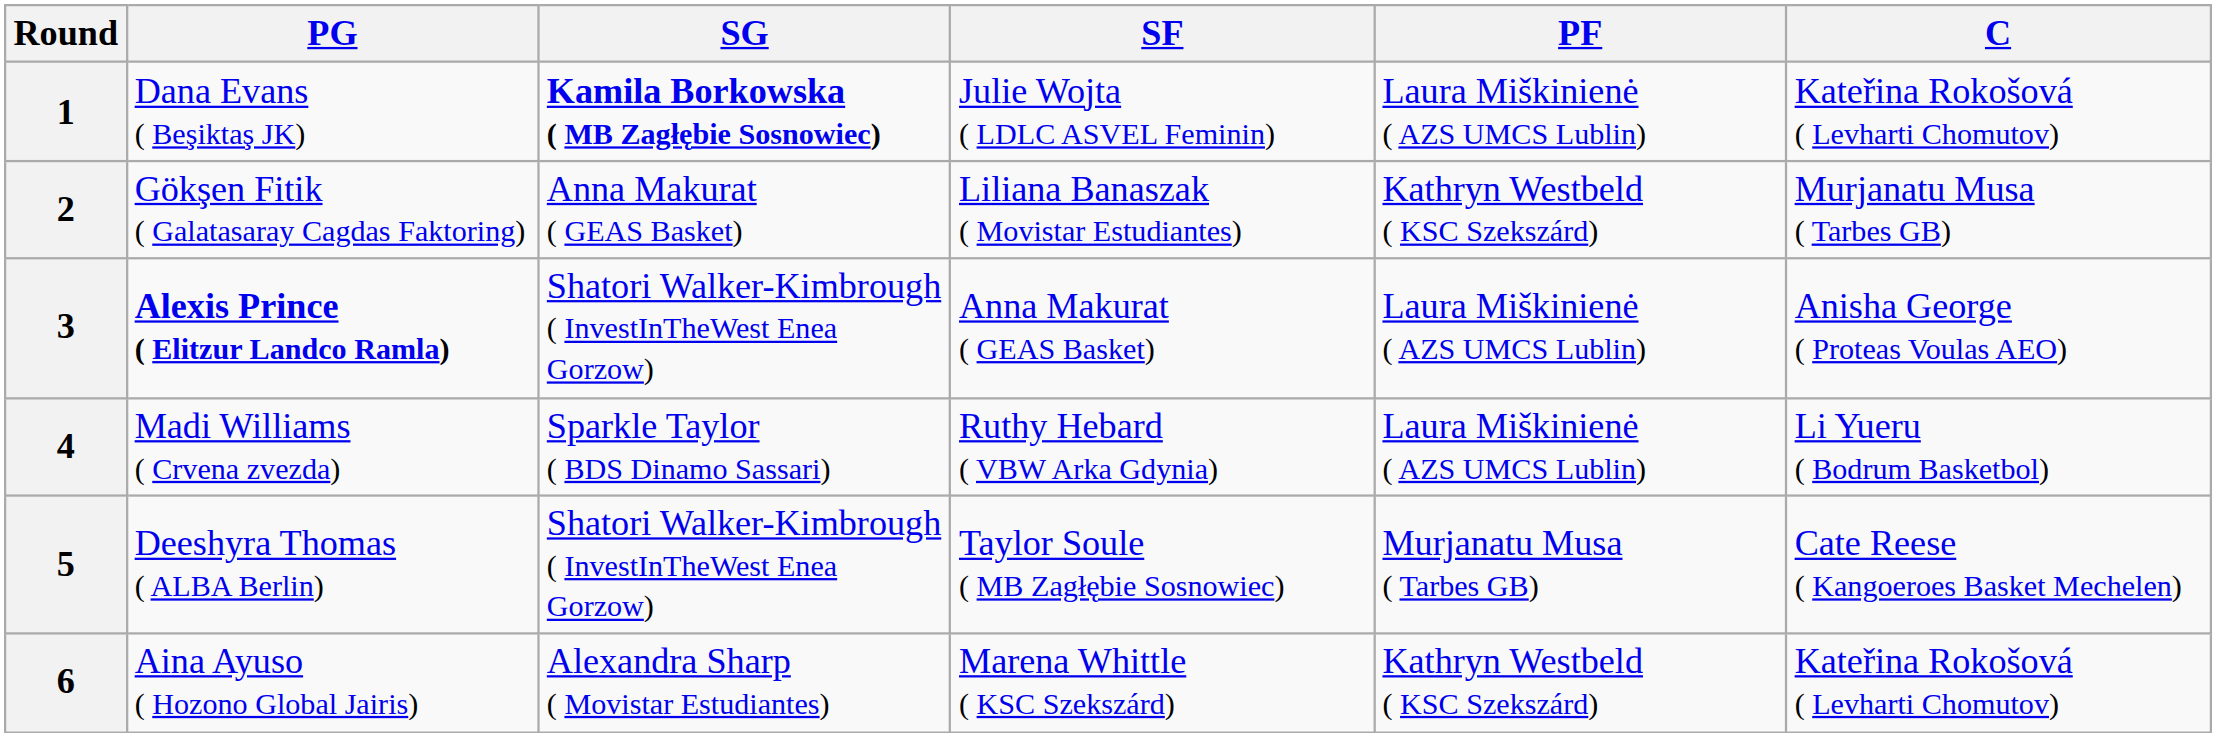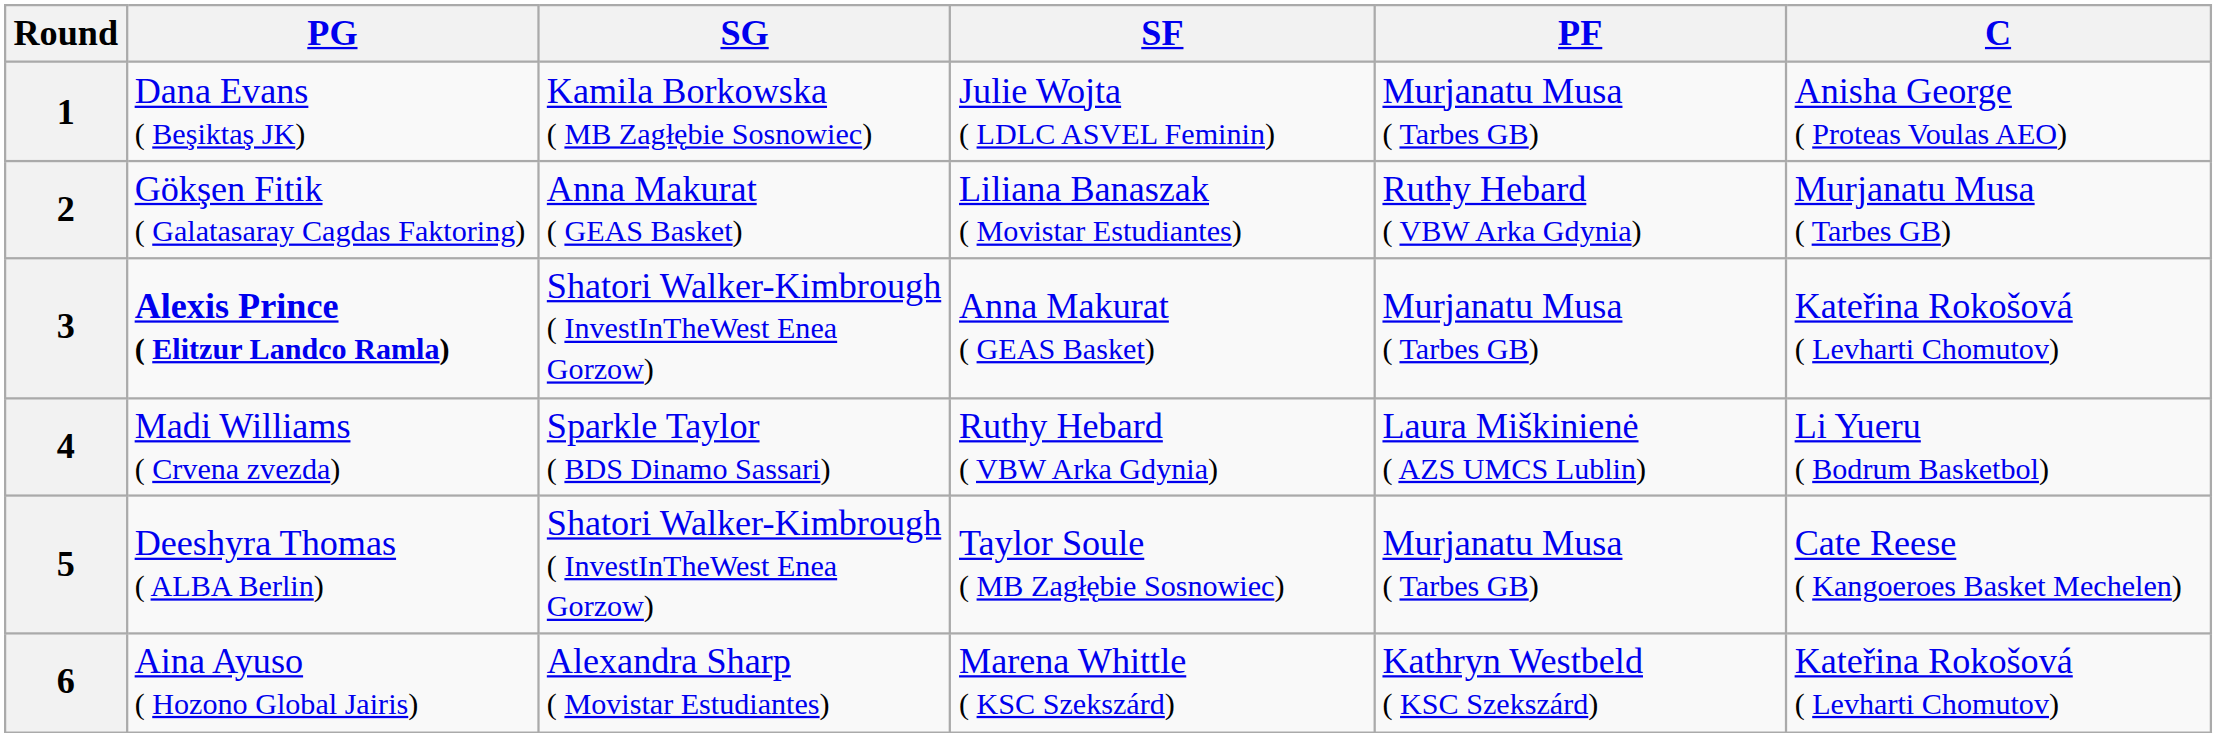(714, 110) bold -> (710, 110) normal
(1514, 110) Laura Miškinienė ( AZS UMCS Lublin) -> (1502, 110) Murjanatu Musa ( Tarbes GB)
(1934, 110) Kateřina Rokošová ( Levharti Chomutov) -> (1931, 110) Anisha George ( Proteas Voulas AEO)
(1513, 208) Kathryn Westbeld ( KSC Szekszárd) -> (1512, 208) Ruthy Hebard ( VBW Arka Gdynia)
(1514, 327) Laura Miškinienė ( AZS UMCS Lublin) -> (1502, 327) Murjanatu Musa ( Tarbes GB)
(1931, 327) Anisha George ( Proteas Voulas AEO) -> (1934, 327) Kateřina Rokošová ( Levharti Chomutov)
